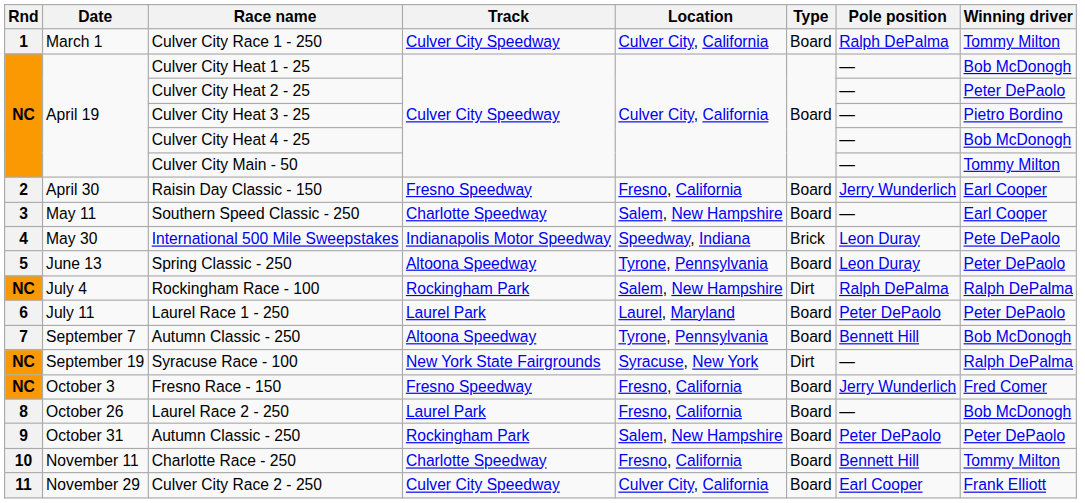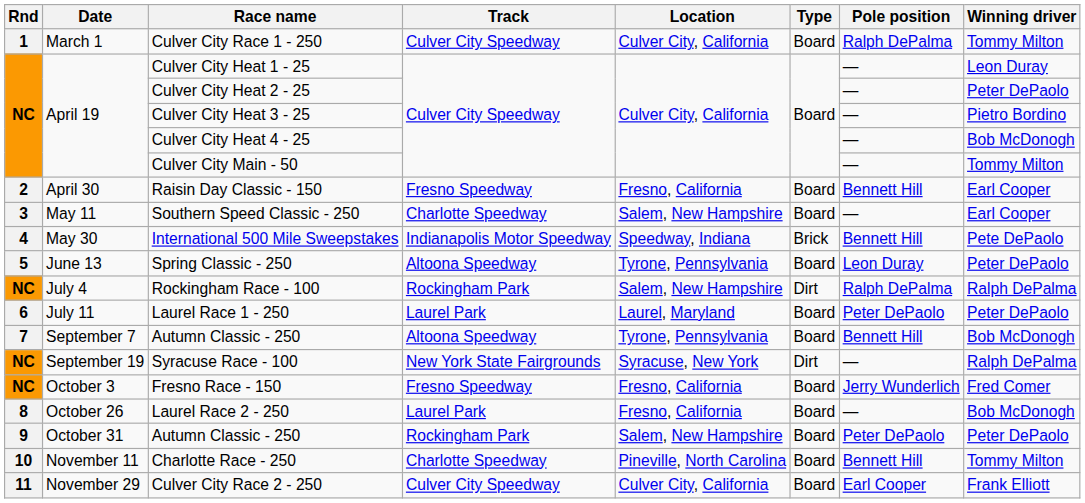(1017, 66) Bob McDonogh -> (1007, 66) Leon Duray
(898, 189) Jerry Wunderlich -> (883, 189) Bennett Hill
(880, 238) Leon Duray -> (883, 238) Bennett Hill
(680, 460) Fresno, California -> (702, 460) Pineville, North Carolina
